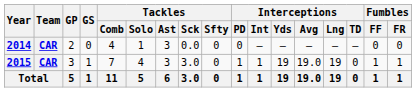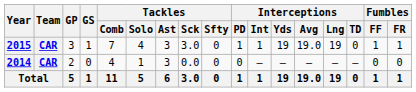rows swapped: (19, 46) <-> (19, 62)
